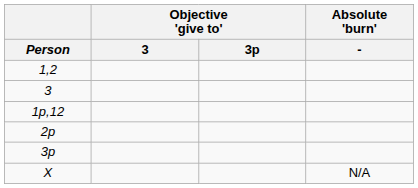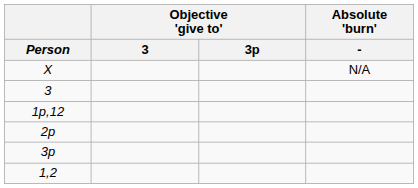rows swapped: (48, 70) <-> (48, 173)
